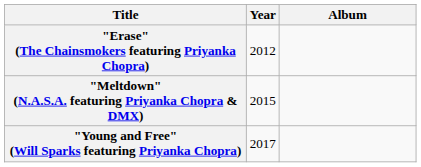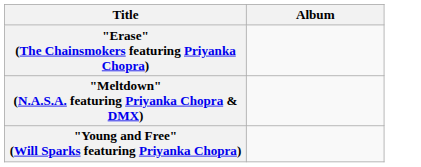- column: (263, 14)
